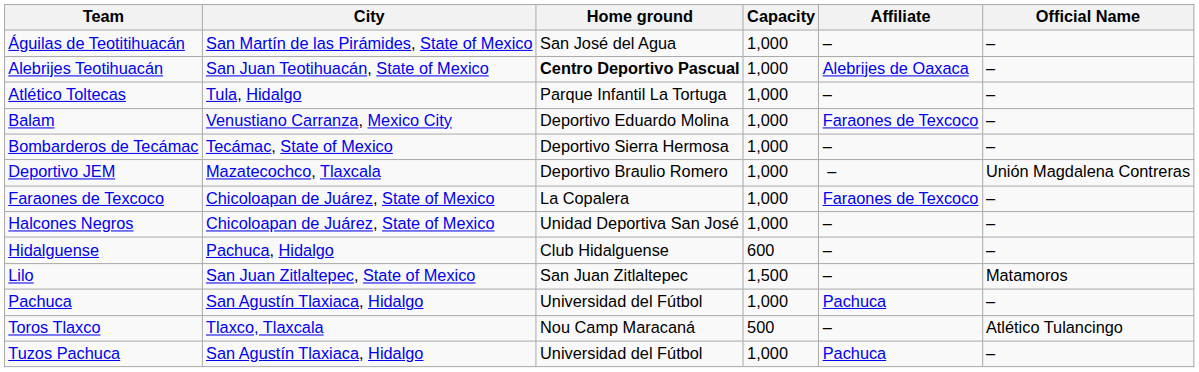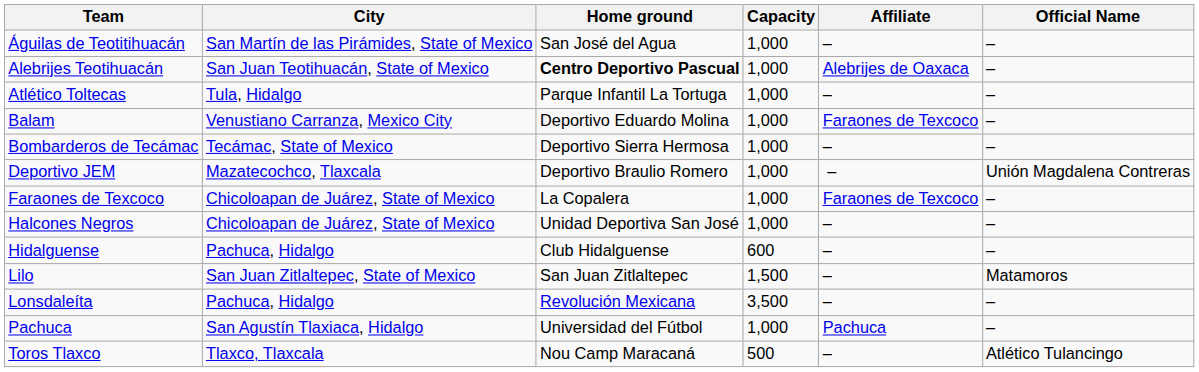+ row: (50, 302)
- row: (64, 353)
